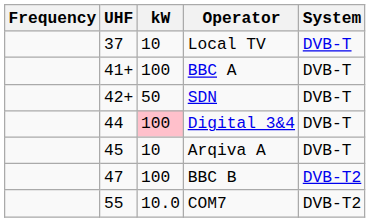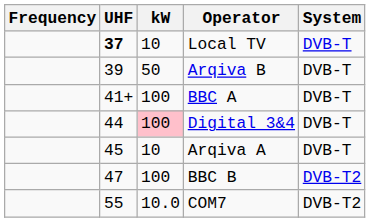(114, 44) normal -> (114, 44) bold
+ row: (227, 71)
- row: (202, 97)
